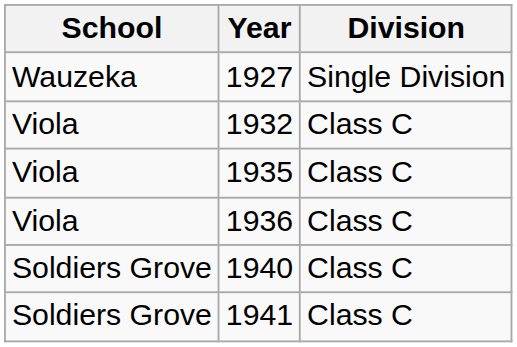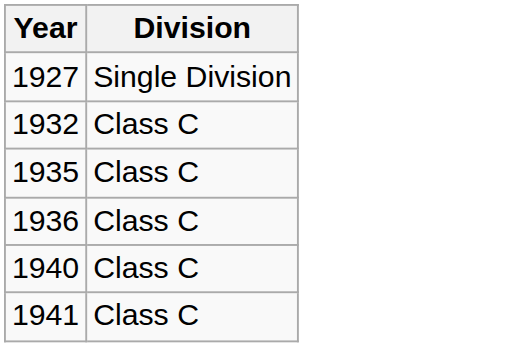- column: (112, 28)
